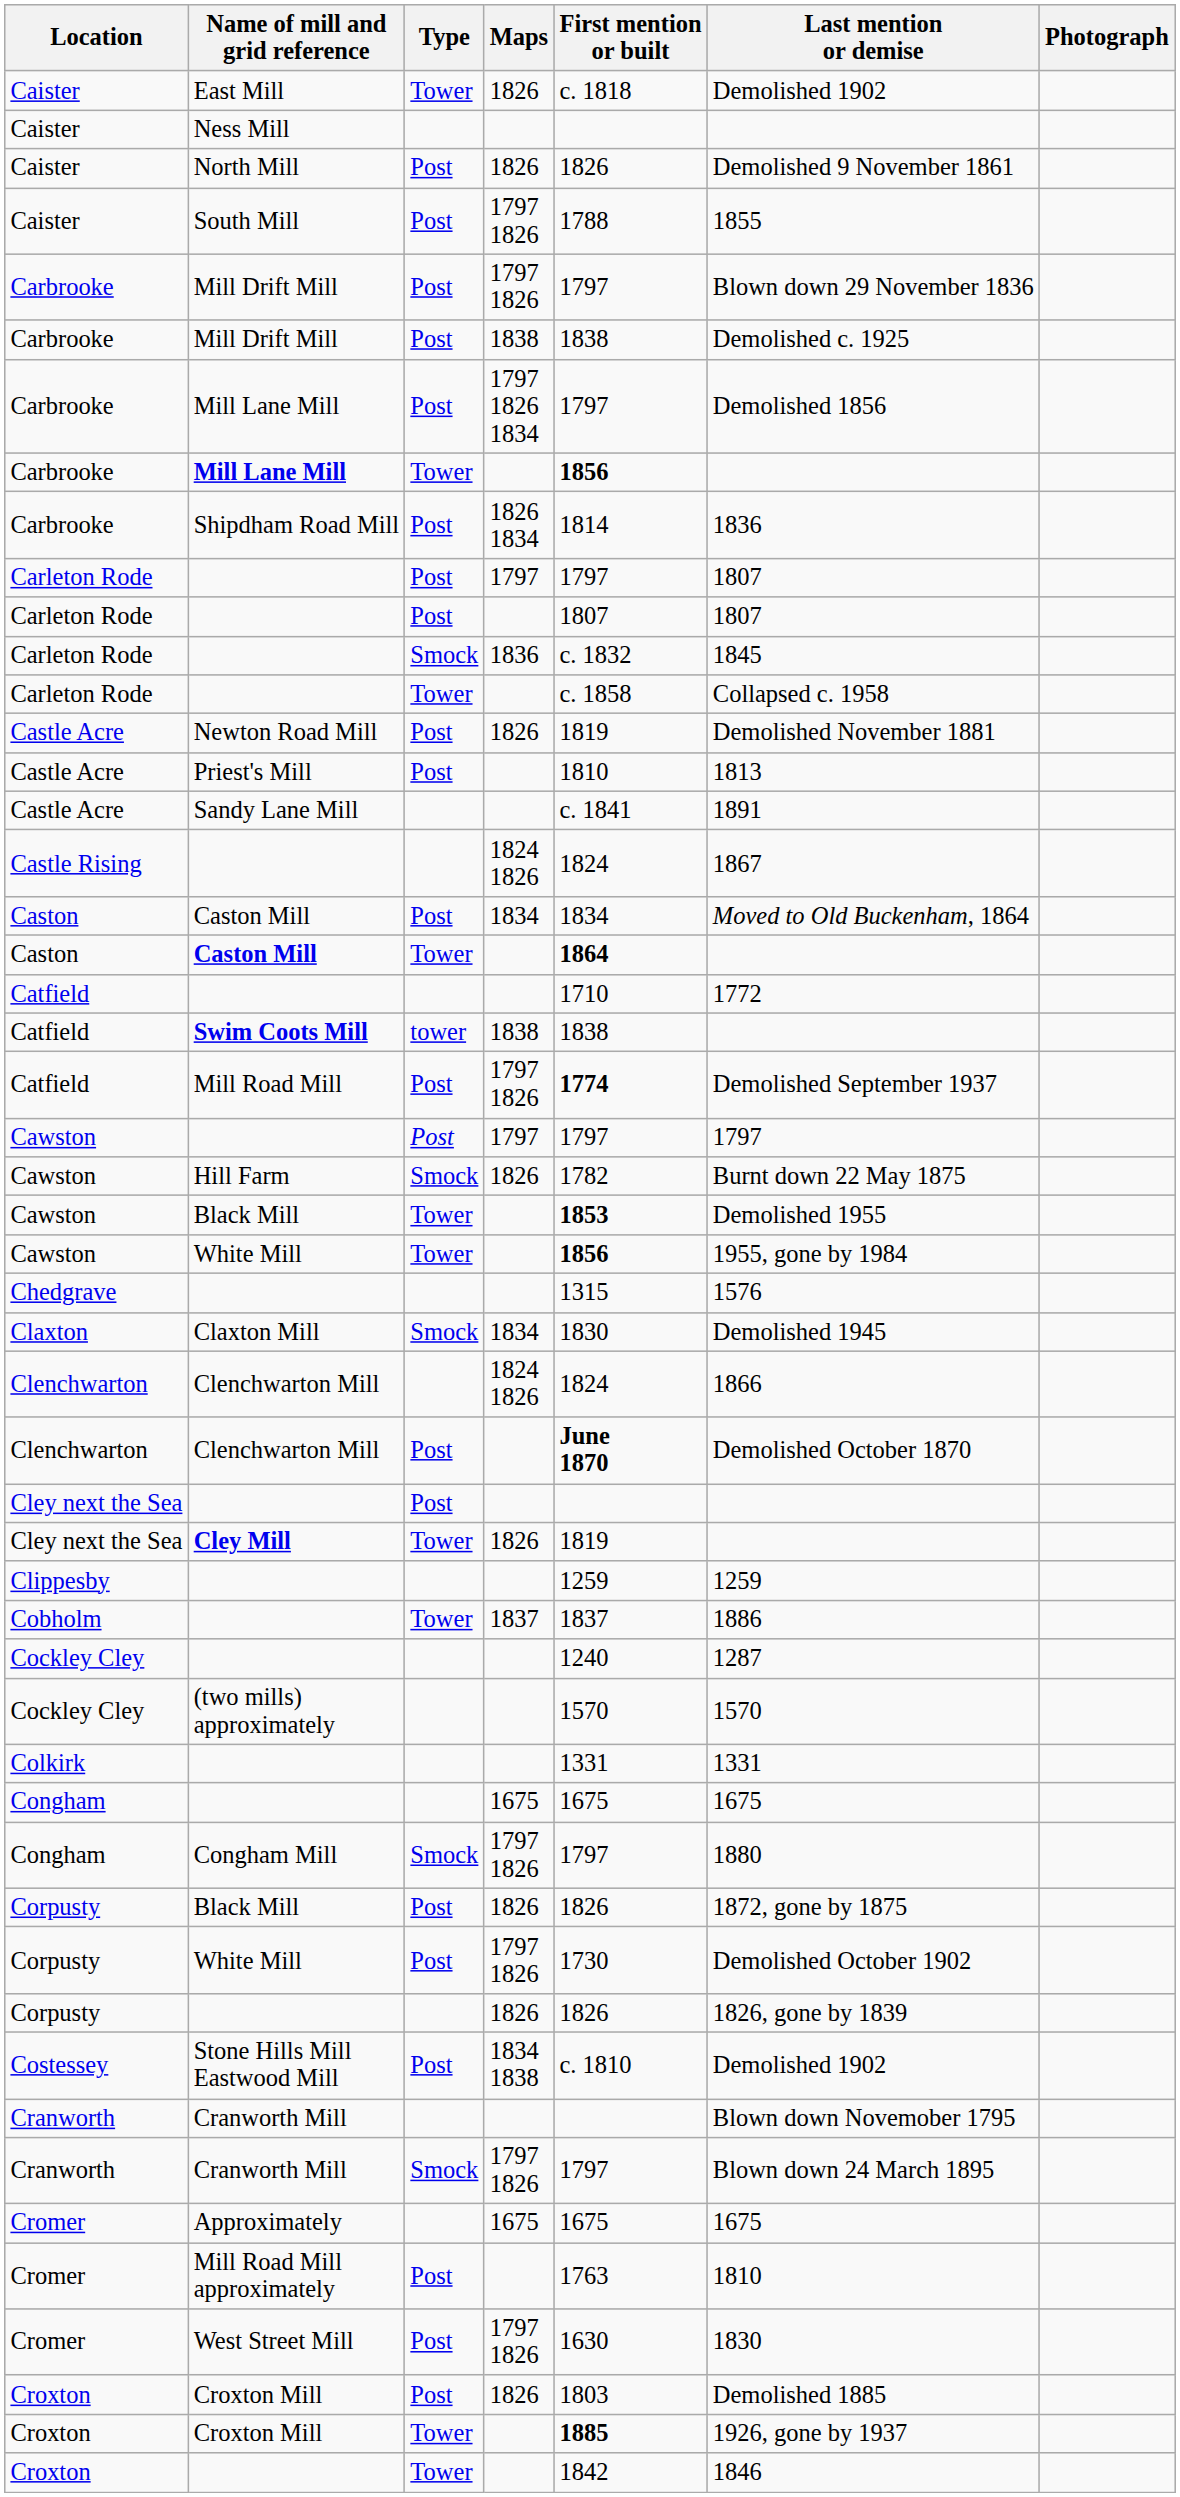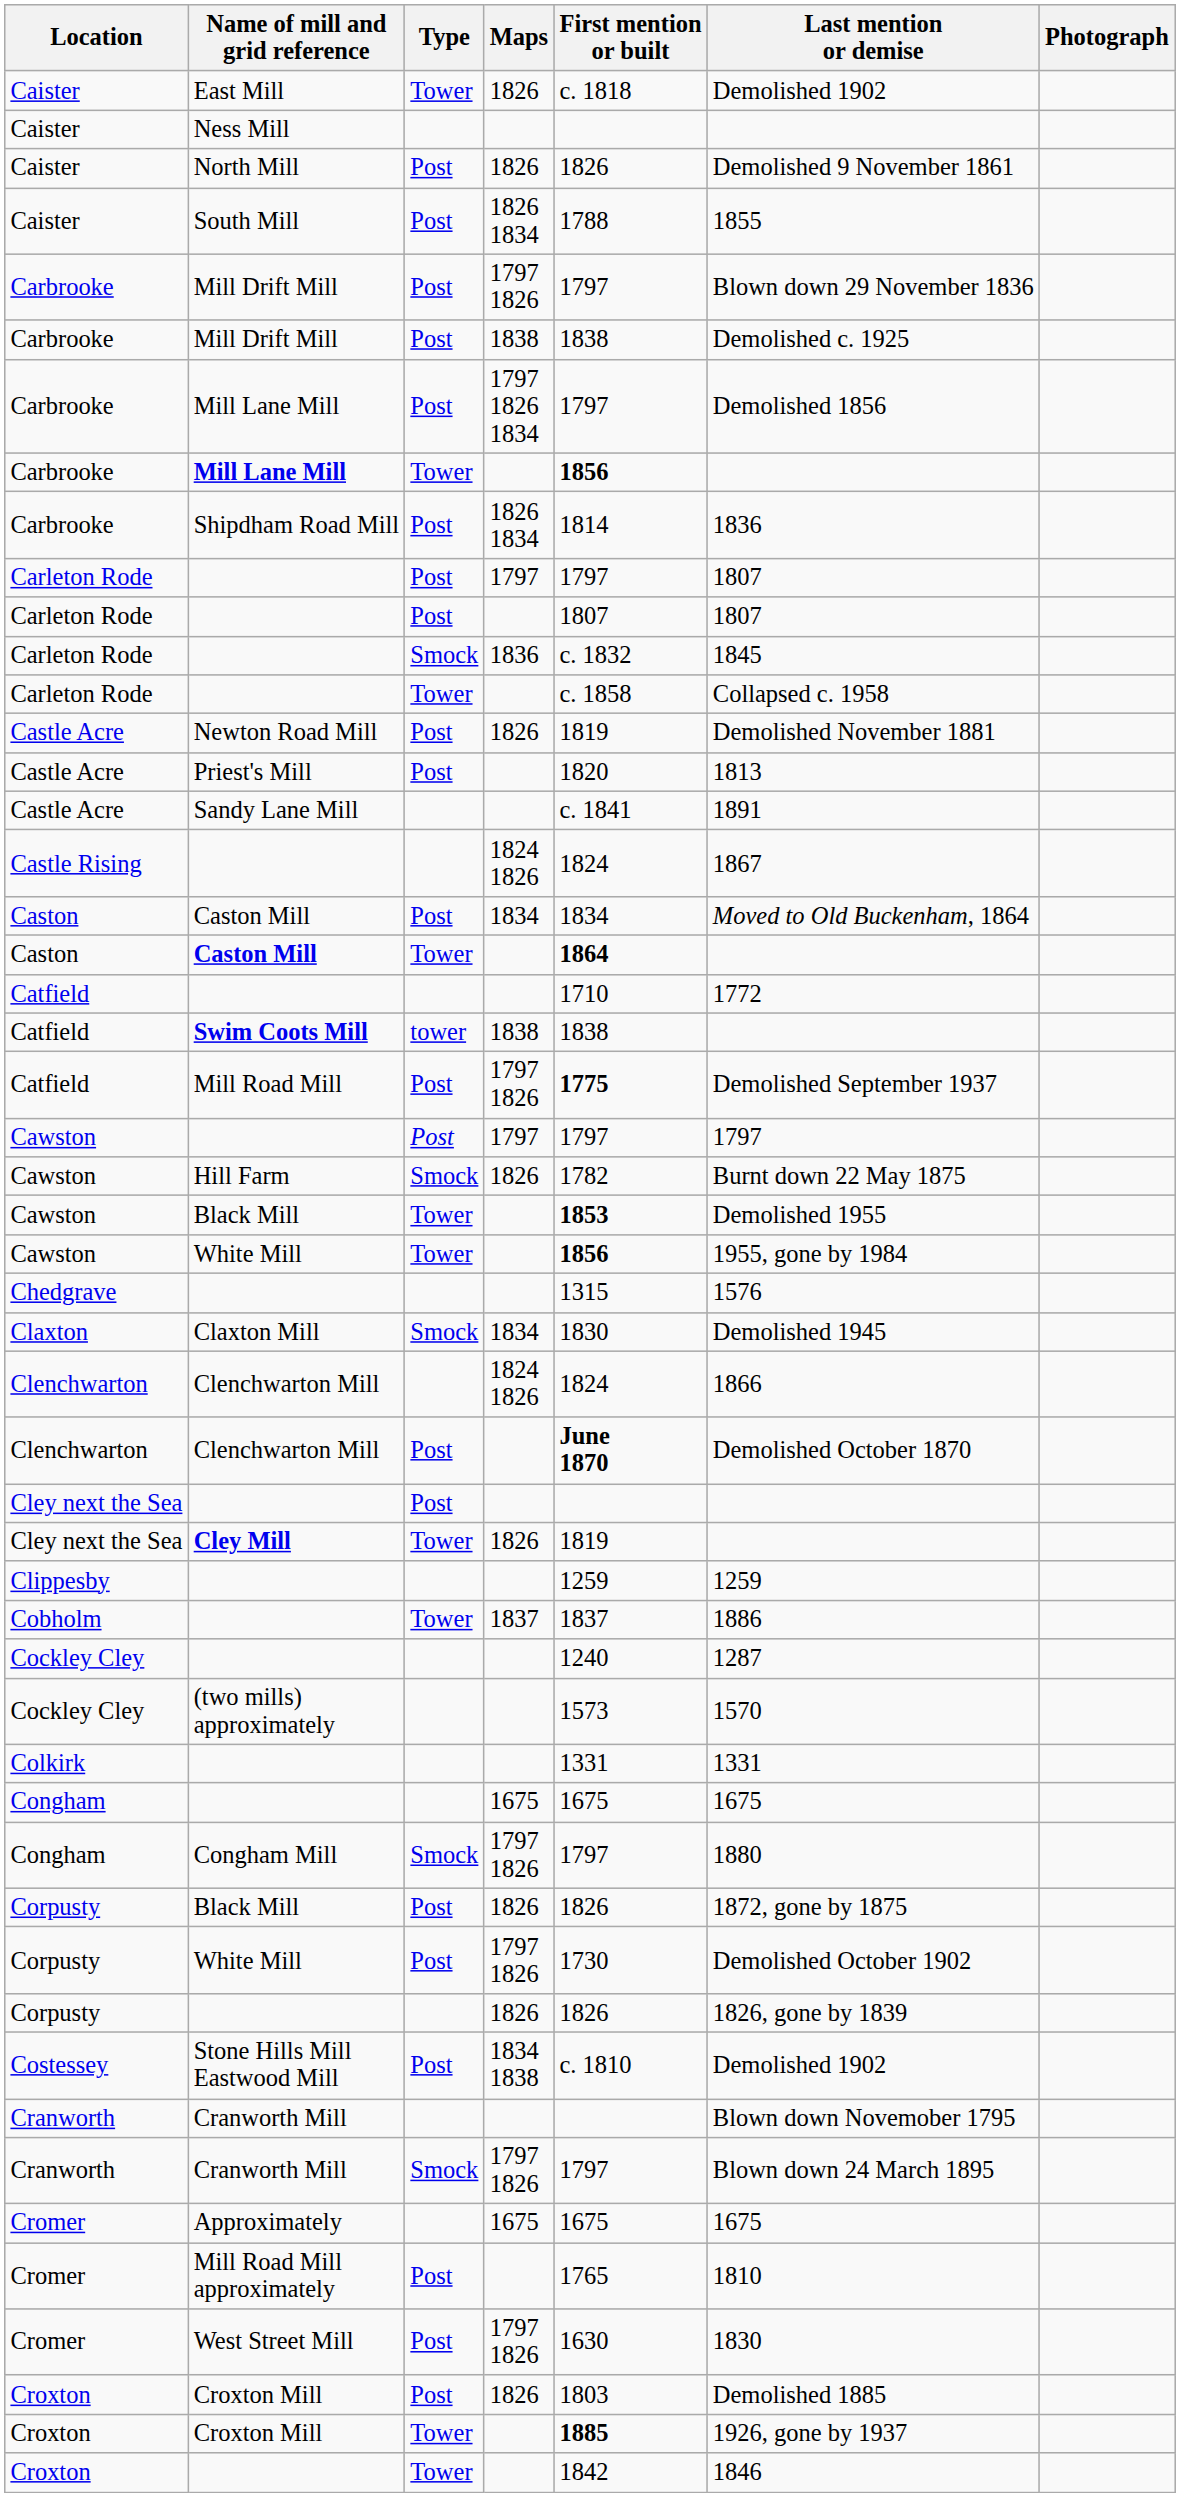(514, 220) 1797 1826 -> (514, 220) 1826 1834
(584, 771) 1810 -> (584, 771) 1820
(584, 1084) 1774 -> (584, 1084) 1775
(584, 1710) 1570 -> (584, 1710) 1573
(584, 2275) 1763 -> (584, 2275) 1765
